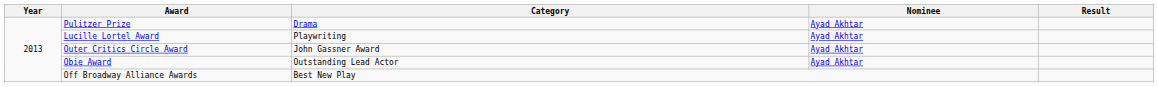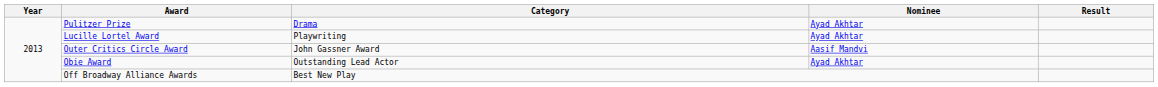(837, 50) Ayad Akhtar -> (839, 50) Aasif Mandvi
